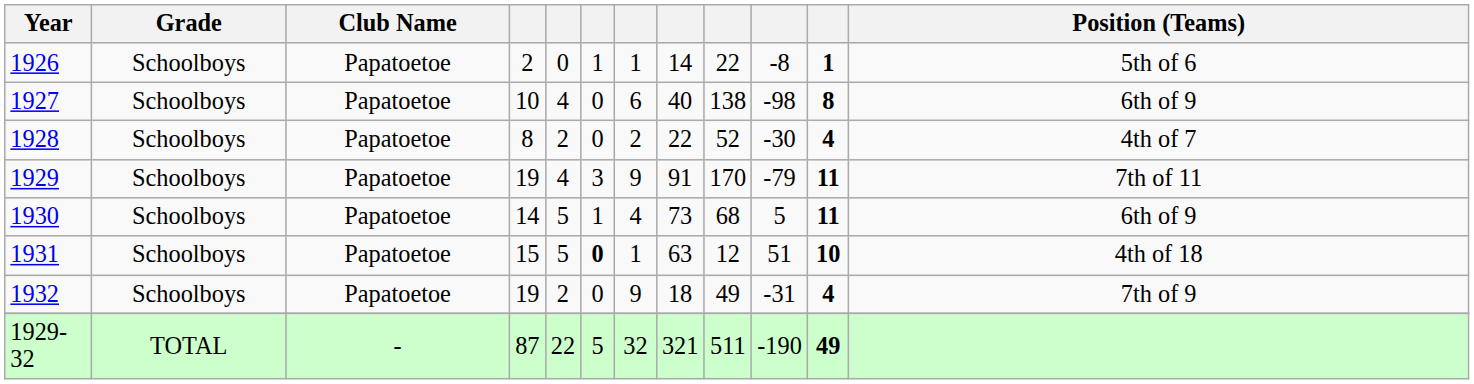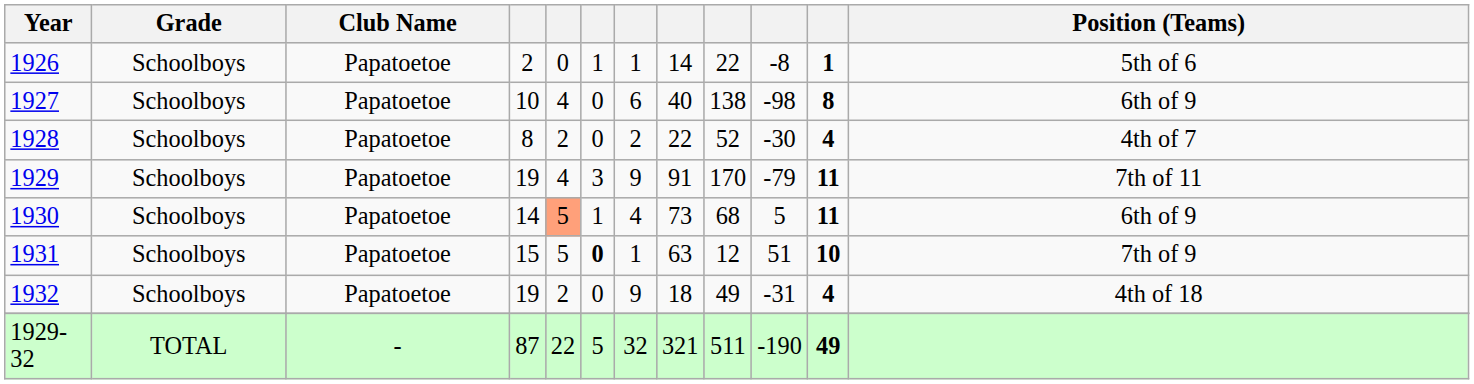(563, 216) no background -> (563, 216) lightsalmon background
(1159, 255) 4th of 18 -> (1159, 255) 7th of 9
(1159, 293) 7th of 9 -> (1159, 293) 4th of 18
